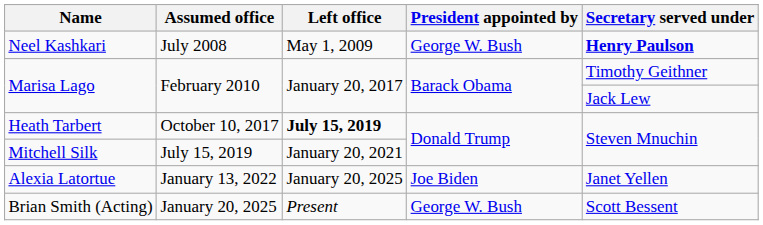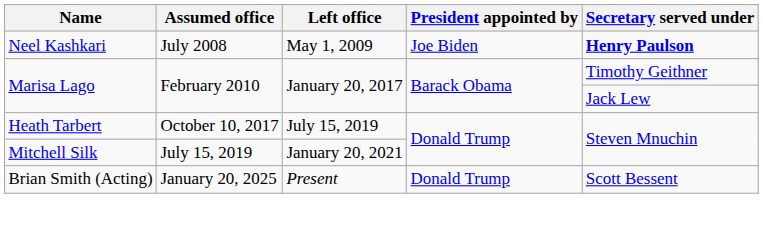(466, 44) George W. Bush -> (444, 44) Joe Biden
(334, 125) bold -> (332, 125) normal
- row: (62, 179)
(466, 206) George W. Bush -> (460, 179) Donald Trump
